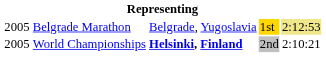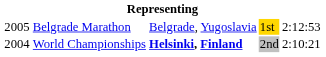(301, 26) khaki background -> (301, 26) no background
(17, 44) 2005 -> (17, 44) 2004
